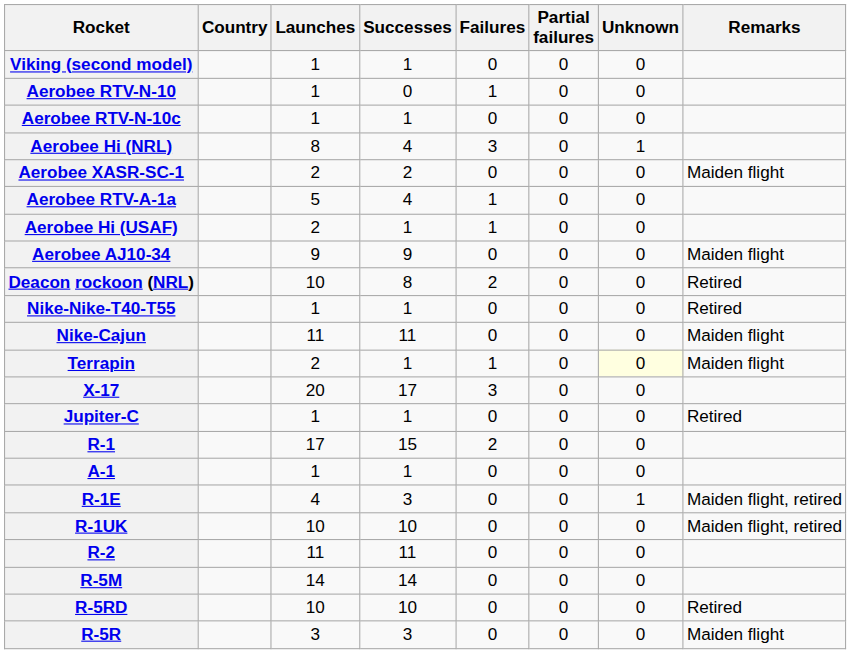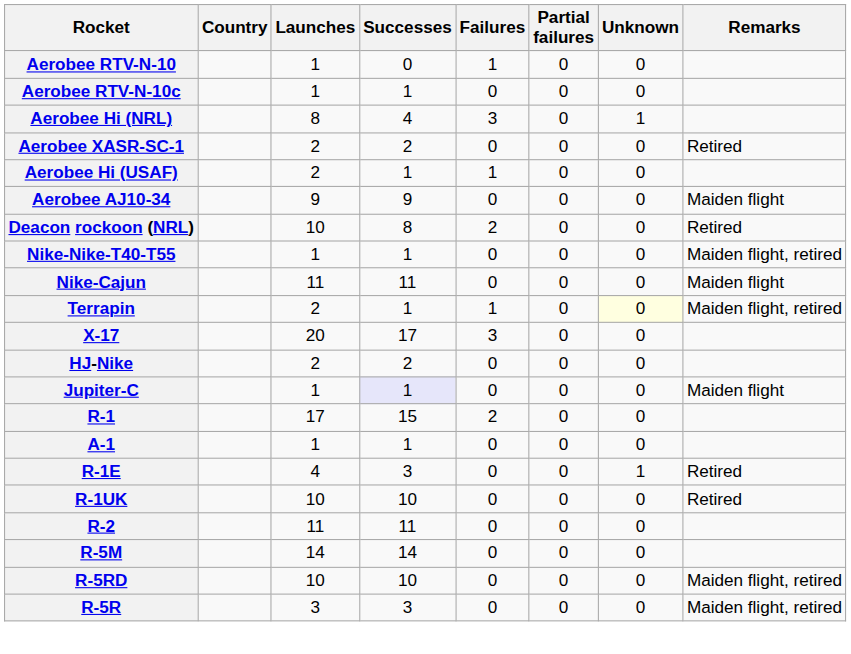- row: (101, 64)
(735, 173) Maiden flight -> (714, 145) Retired
- row: (101, 200)
(714, 308) Retired -> (764, 254) Maiden flight, retired
(735, 363) Maiden flight -> (764, 308) Maiden flight, retired
+ row: (101, 363)
(407, 417) no background -> (407, 390) lavender background
(714, 417) Retired -> (735, 390) Maiden flight
(764, 498) Maiden flight, retired -> (714, 471) Retired
(764, 526) Maiden flight, retired -> (714, 498) Retired
(714, 607) Retired -> (764, 580) Maiden flight, retired
(735, 634) Maiden flight -> (764, 607) Maiden flight, retired
